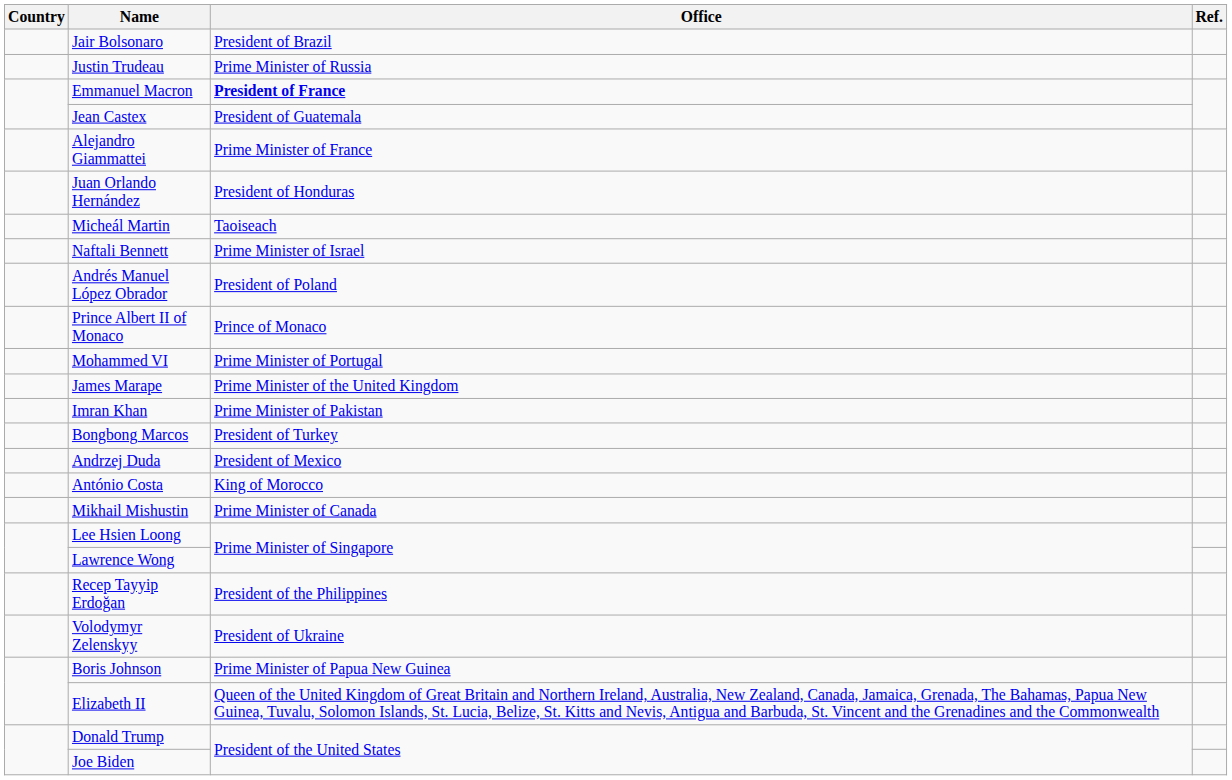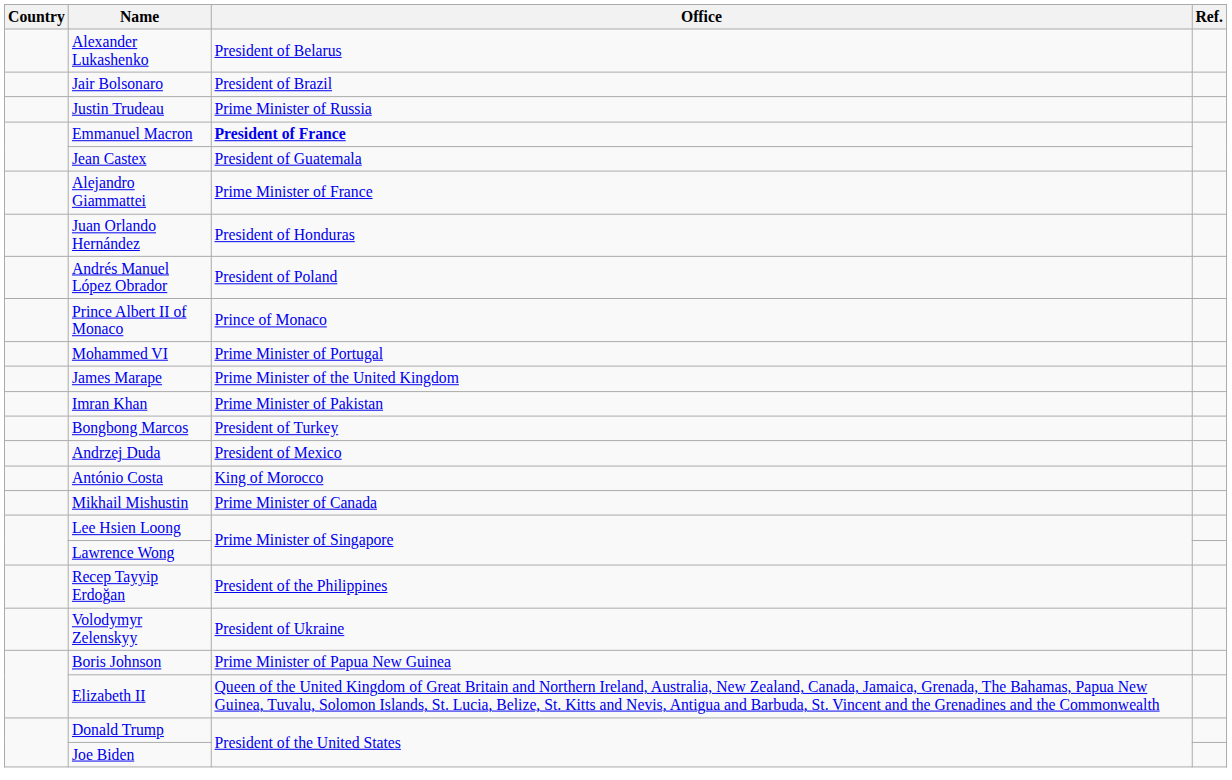+ row: (110, 50)
- row: (121, 226)
- row: (120, 251)
